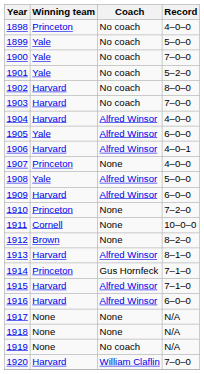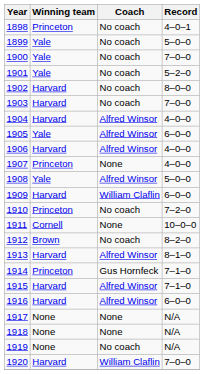(178, 27) 4–0–0 -> (178, 27) 4–0–1
(178, 149) 4–0–1 -> (178, 149) 4–0–0
(128, 194) Alfred Winsor -> (130, 194) William Claflin
(111, 210) None -> (120, 210) No coach
(111, 240) None -> (120, 240) No coach
